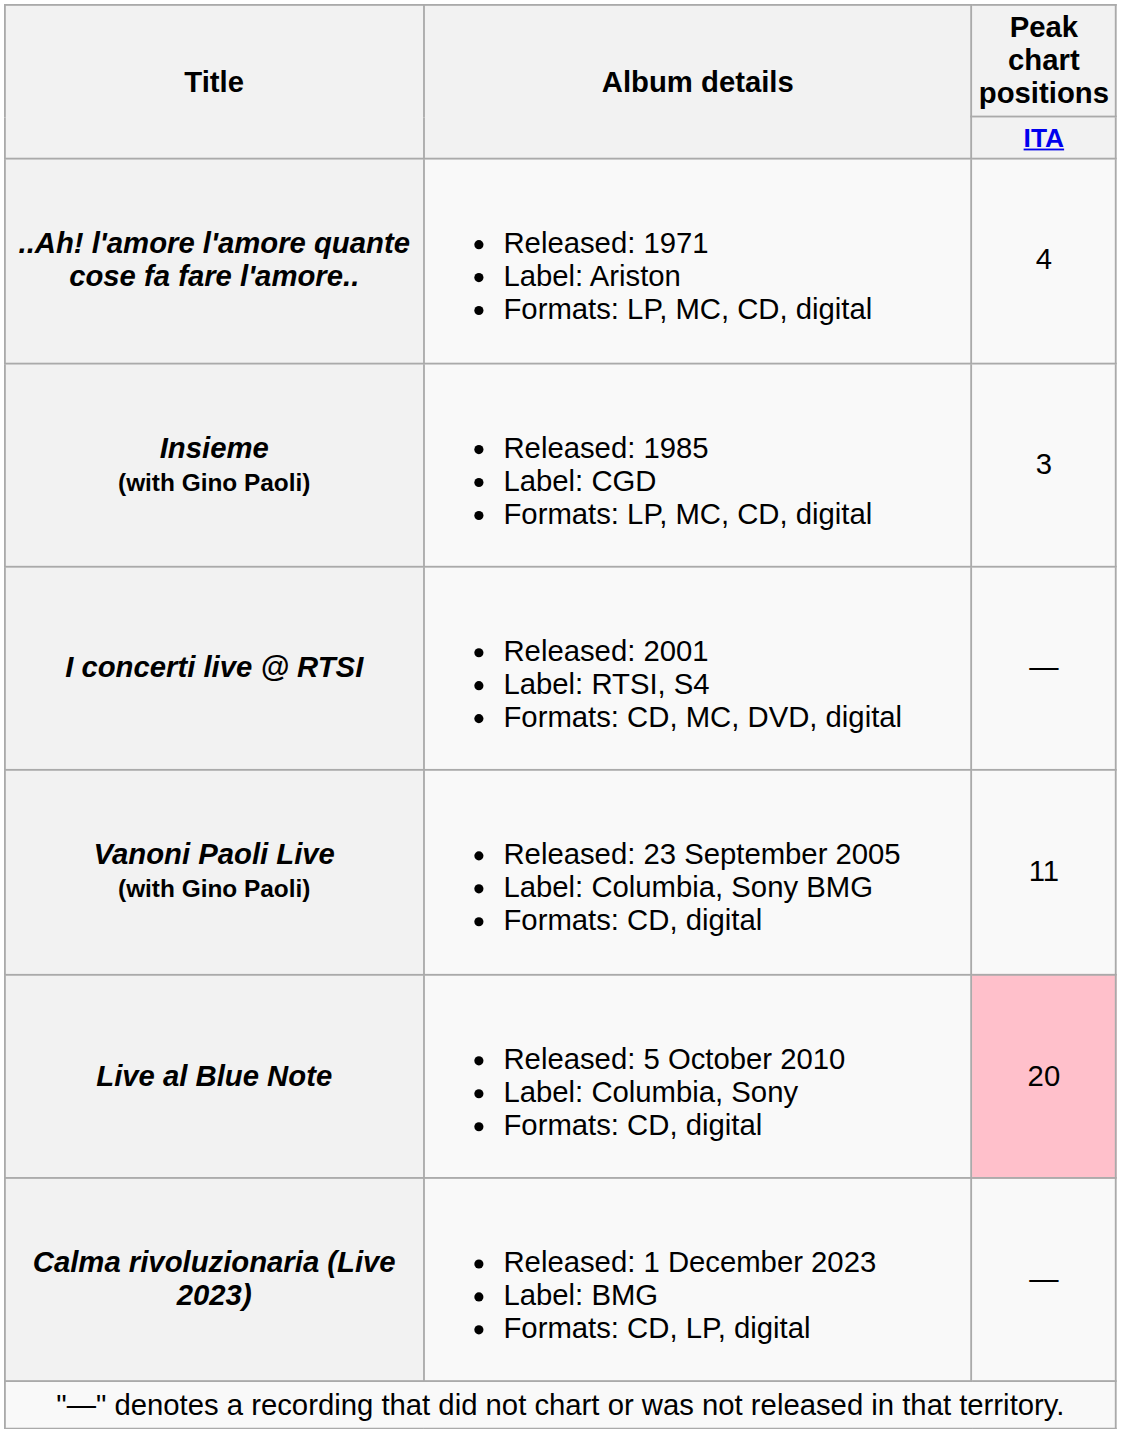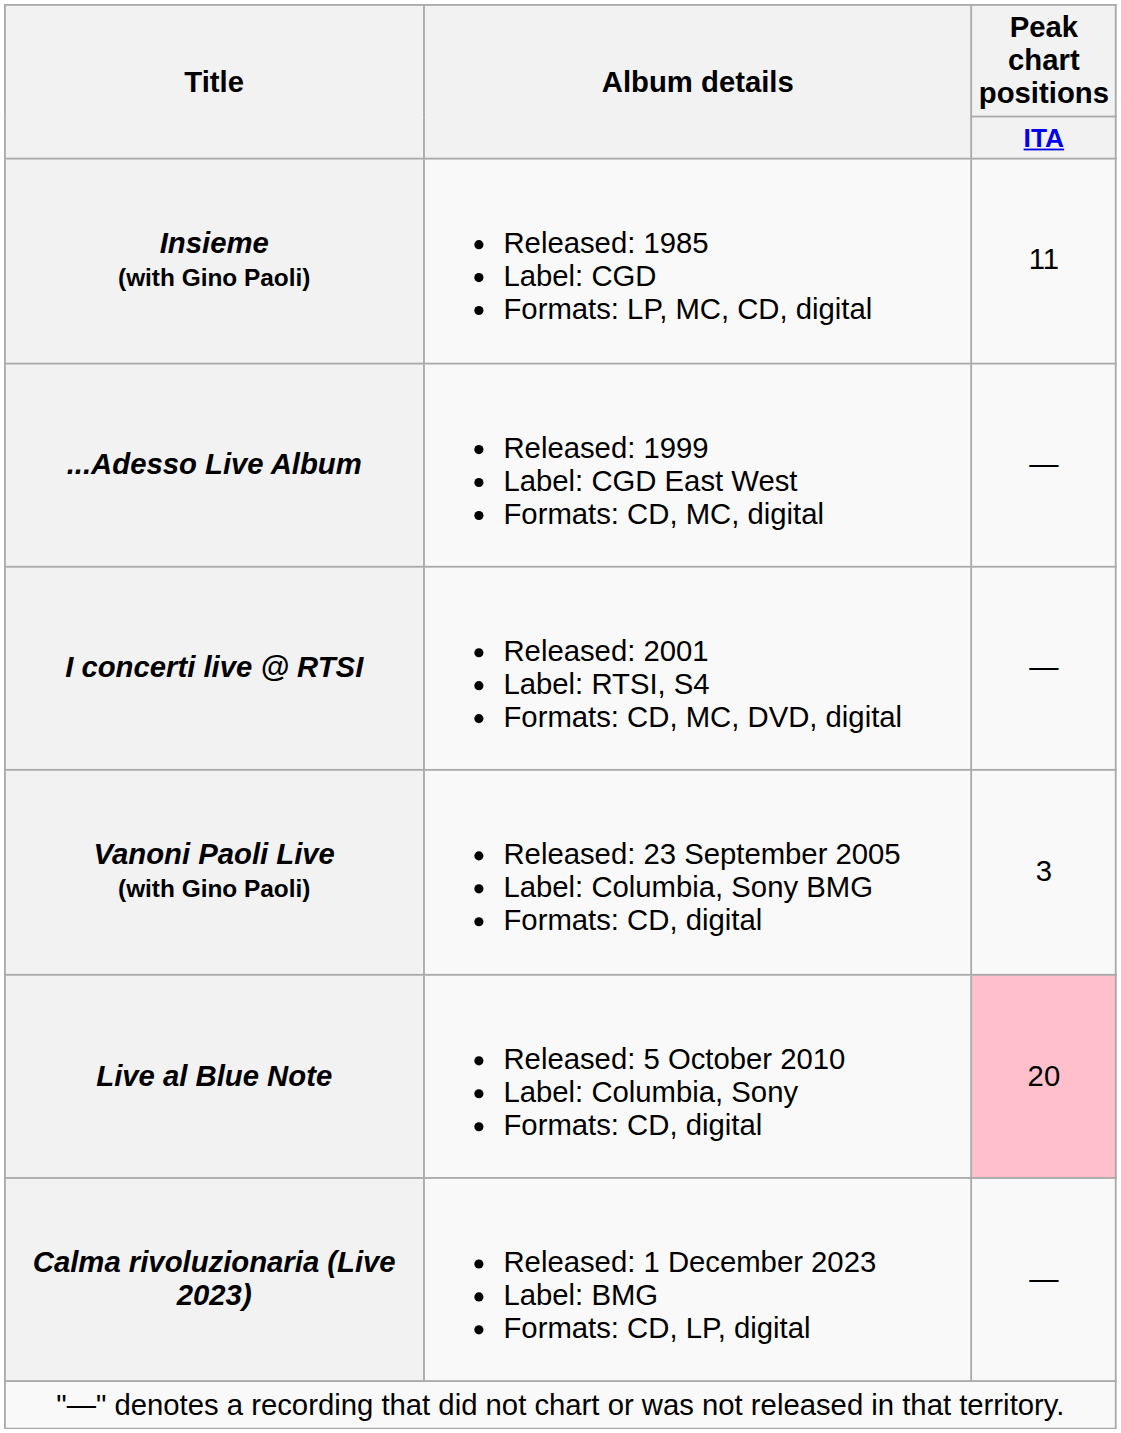- row: (214, 260)
(1044, 464) 3 -> (1044, 260) 11
+ row: (214, 464)
(1044, 871) 11 -> (1044, 871) 3
